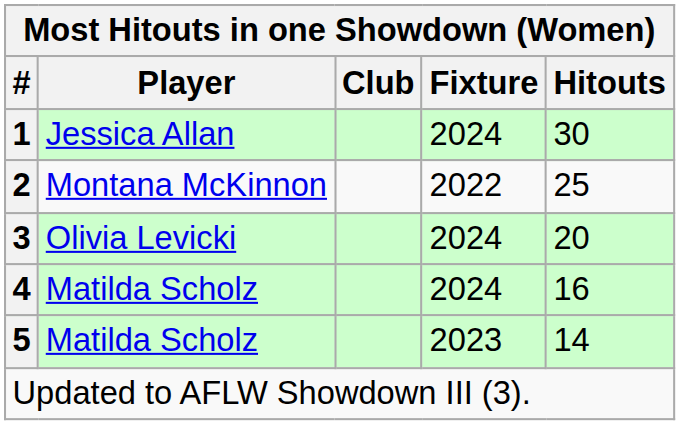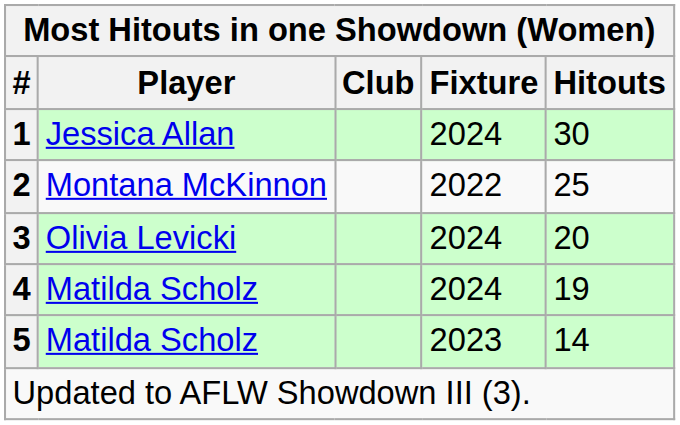(572, 289) 16 -> (572, 289) 19
